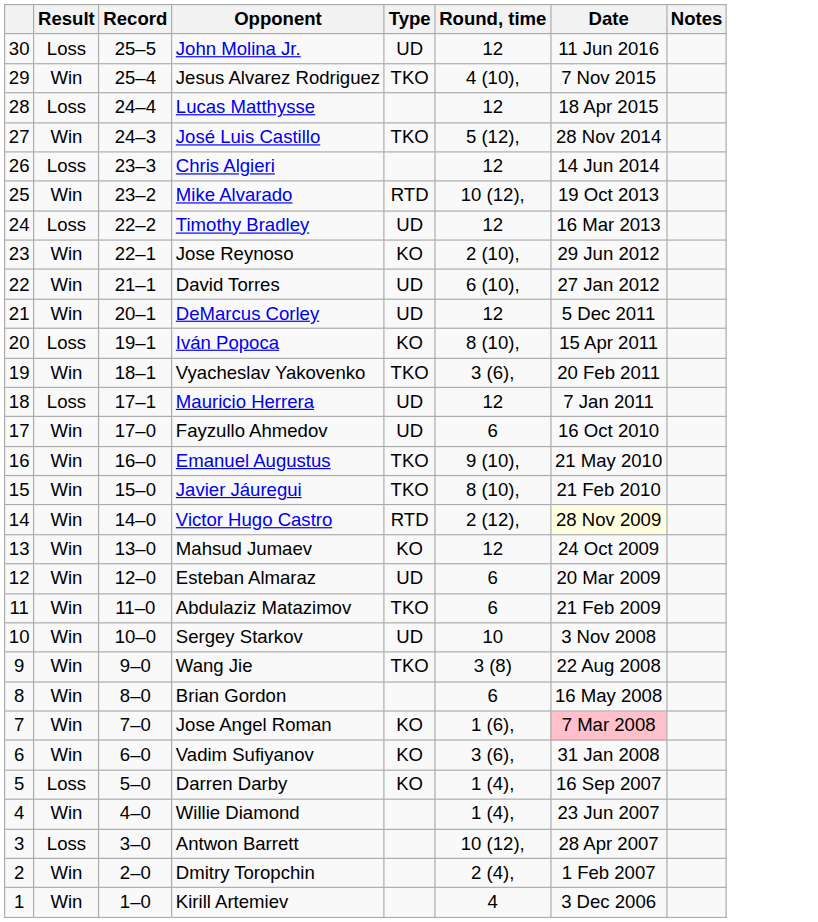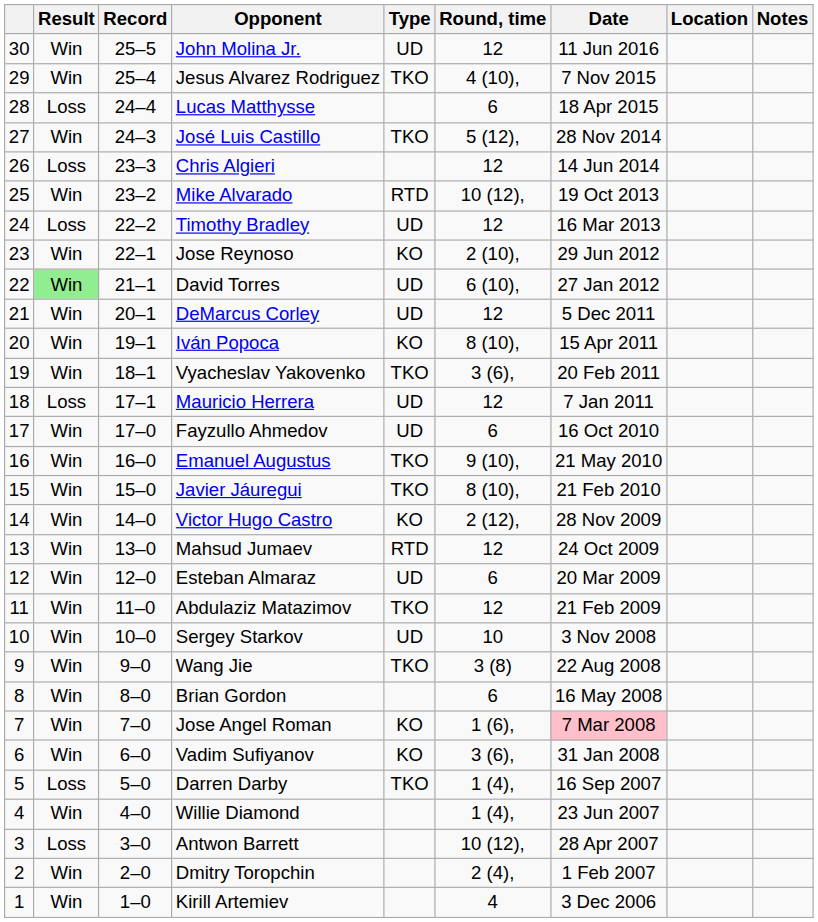+ column: (709, 19)
(66, 48) Loss -> (66, 48) Win
(493, 107) 12 -> (493, 107) 6
(66, 284) no background -> (66, 284) lightgreen background
(66, 343) Loss -> (66, 343) Win
(410, 519) RTD -> (410, 519) KO
(609, 519) lightyellow background -> (609, 519) no background
(410, 549) KO -> (410, 549) RTD
(493, 607) 6 -> (493, 607) 12
(410, 784) KO -> (410, 784) TKO
